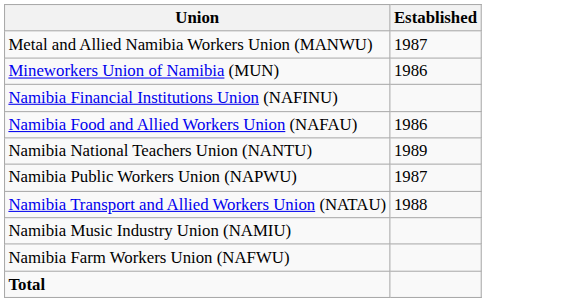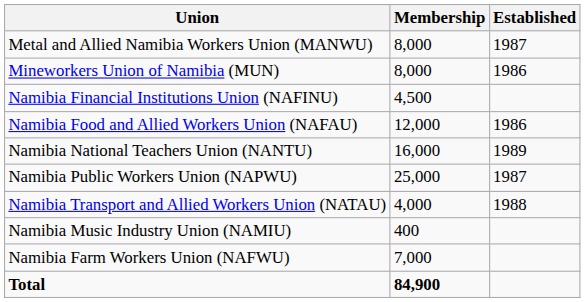+ column: (440, 17)
